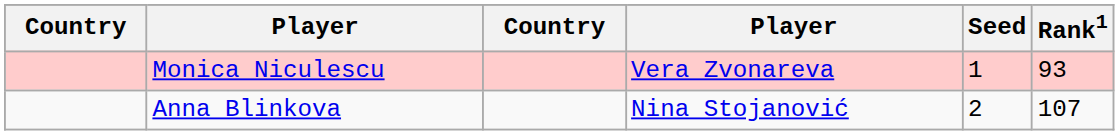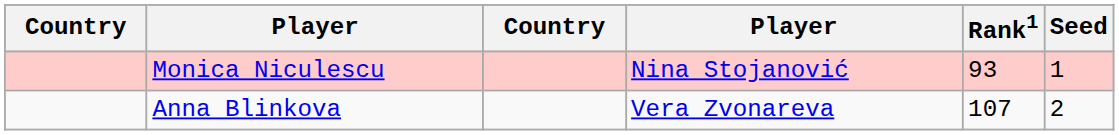columns swapped: (1073, 28) <-> (997, 28)
(733, 70) Vera Zvonareva -> (740, 70) Nina Stojanović
(740, 110) Nina Stojanović -> (733, 110) Vera Zvonareva
